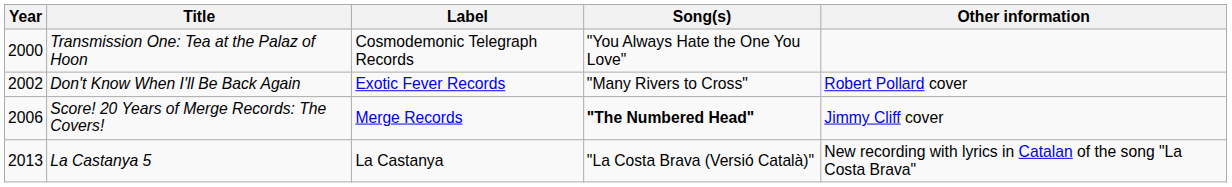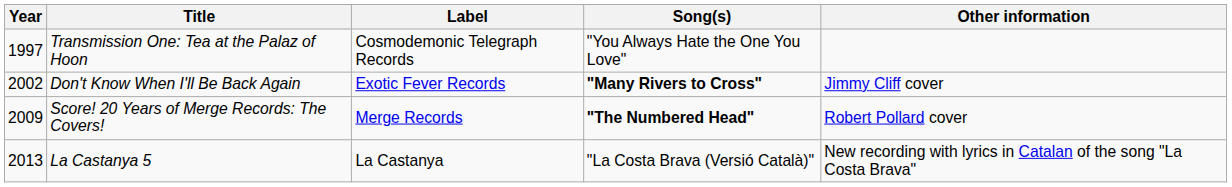(26, 50) 2000 -> (26, 50) 1997
(667, 84) normal -> (674, 84) bold
(896, 84) Robert Pollard cover -> (884, 84) Jimmy Cliff cover
(26, 117) 2006 -> (26, 117) 2009
(884, 117) Jimmy Cliff cover -> (896, 117) Robert Pollard cover
